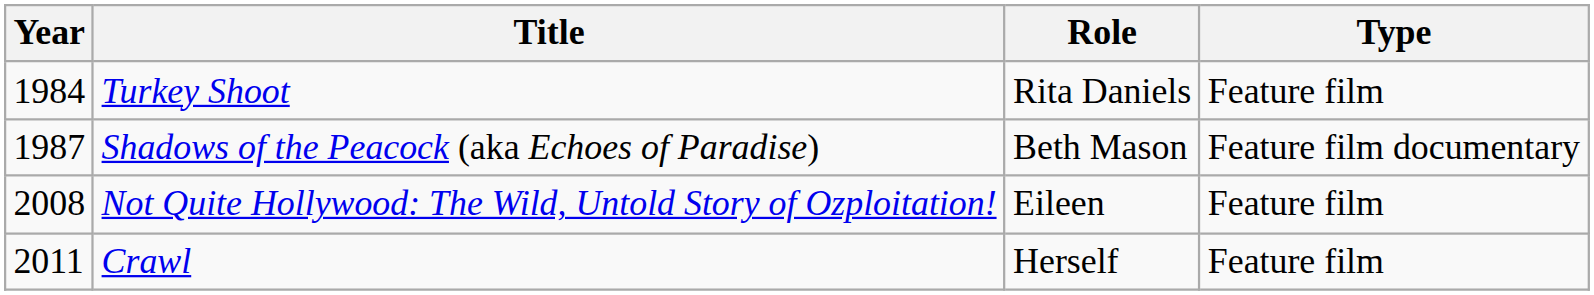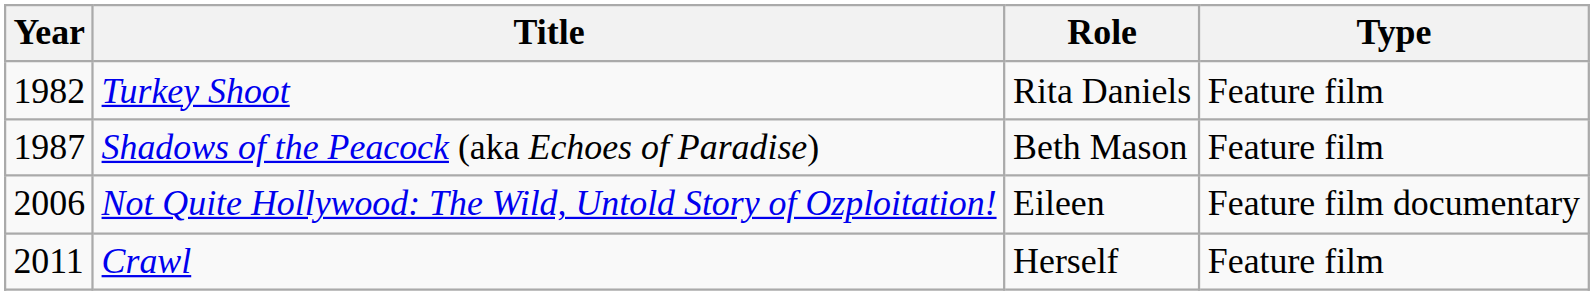(49, 89) 1984 -> (49, 89) 1982
(1394, 146) Feature film documentary -> (1296, 146) Feature film
(49, 203) 2008 -> (49, 203) 2006
(1296, 203) Feature film -> (1394, 203) Feature film documentary
